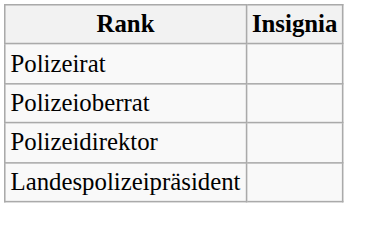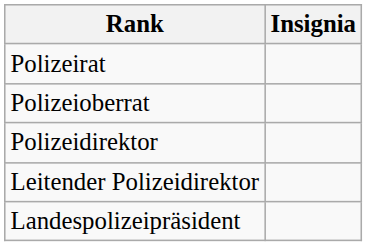+ row: (135, 181)
